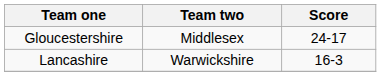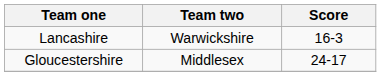rows swapped: (74, 60) <-> (74, 37)
